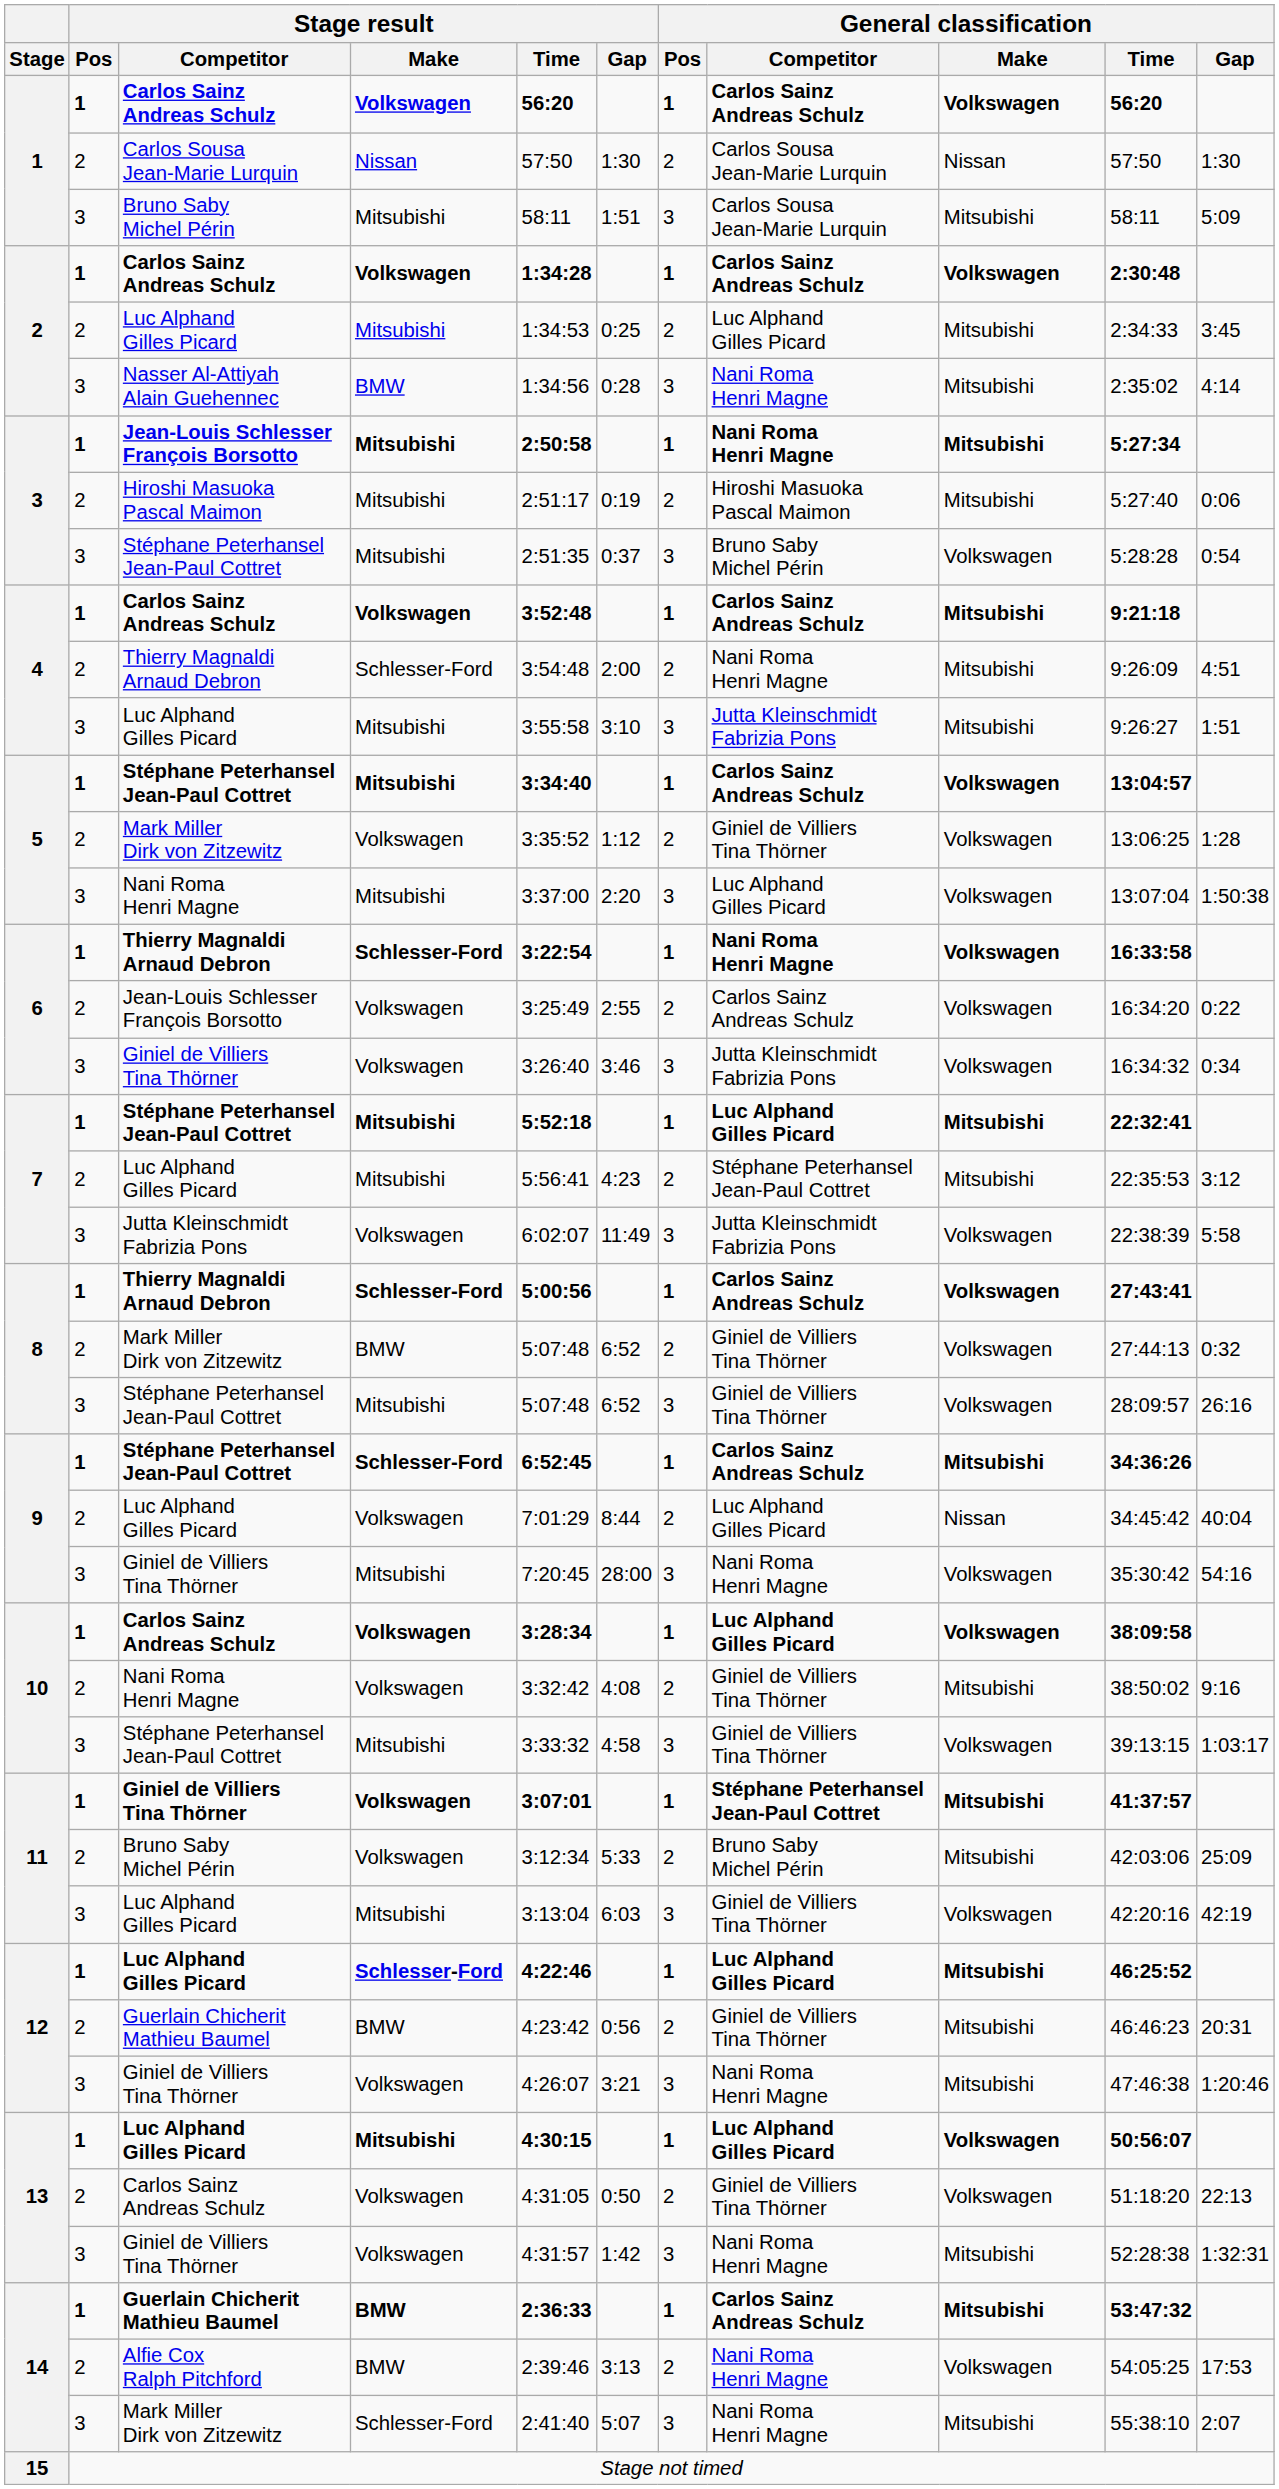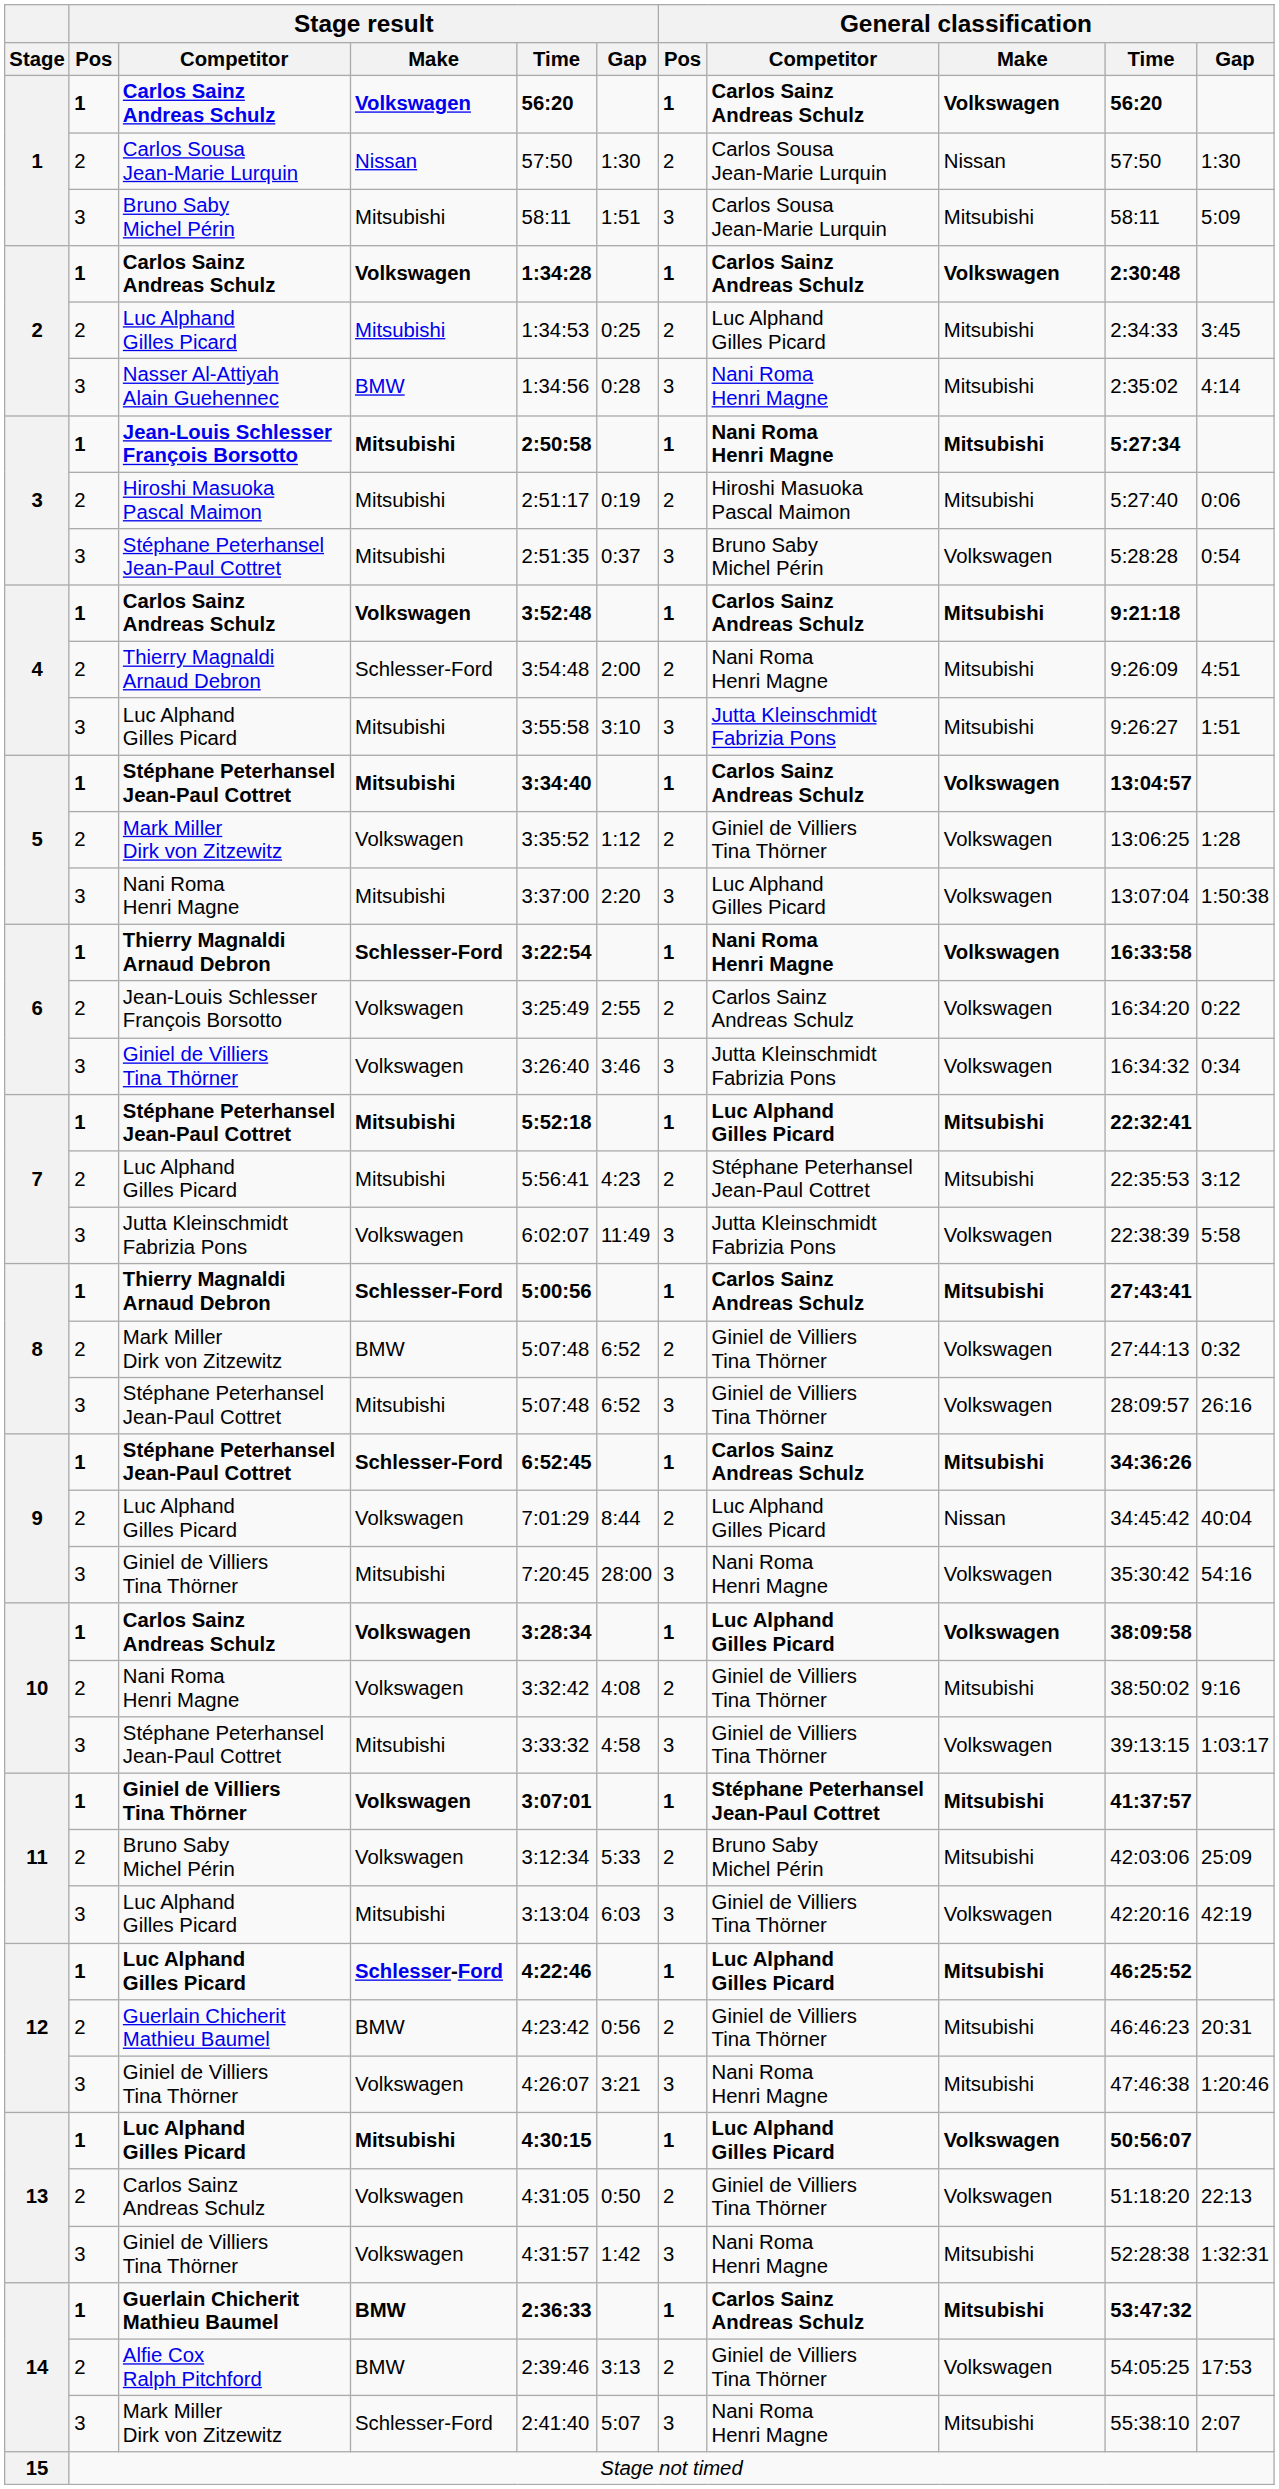(1002, 1291) Volkswagen -> (994, 1291) Mitsubishi
(770, 2366) Nani Roma Henri Magne -> (784, 2366) Giniel de Villiers Tina Thörner
